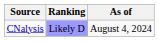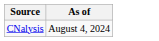- column: (67, 12)
